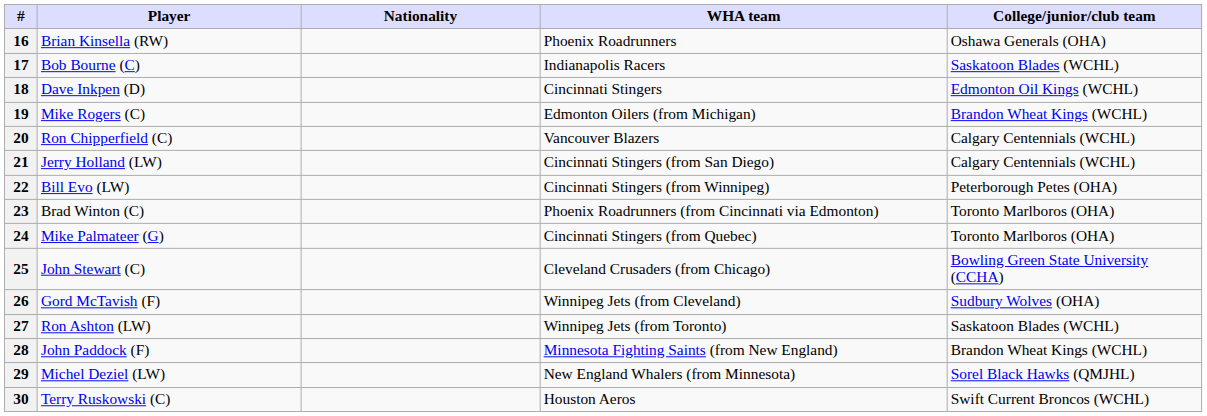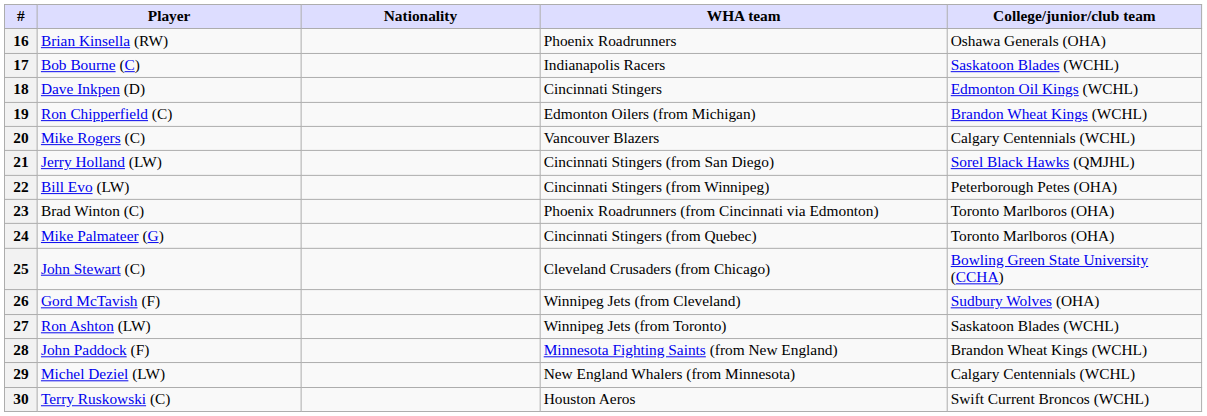(93, 114) Mike Rogers (C) -> (107, 114) Ron Chipperfield (C)
(107, 138) Ron Chipperfield (C) -> (93, 138) Mike Rogers (C)
(1043, 162) Calgary Centennials (WCHL) -> (1043, 162) Sorel Black Hawks (QMJHL)
(1043, 374) Sorel Black Hawks (QMJHL) -> (1043, 374) Calgary Centennials (WCHL)
